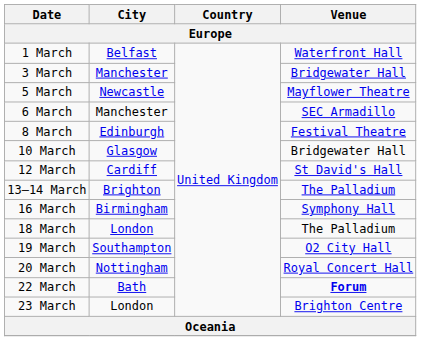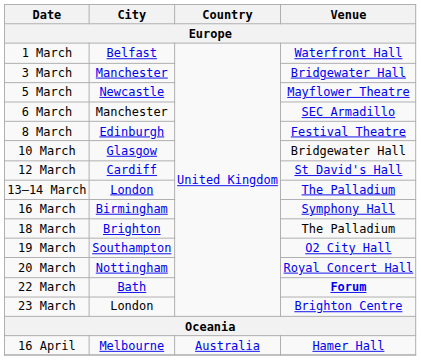(132, 190) Brighton -> (132, 190) London
(132, 229) London -> (132, 229) Brighton
+ row: (47, 346)
